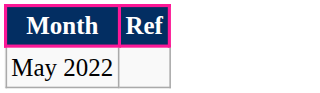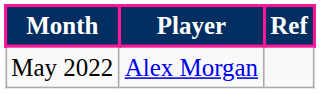+ column: (191, 25)
